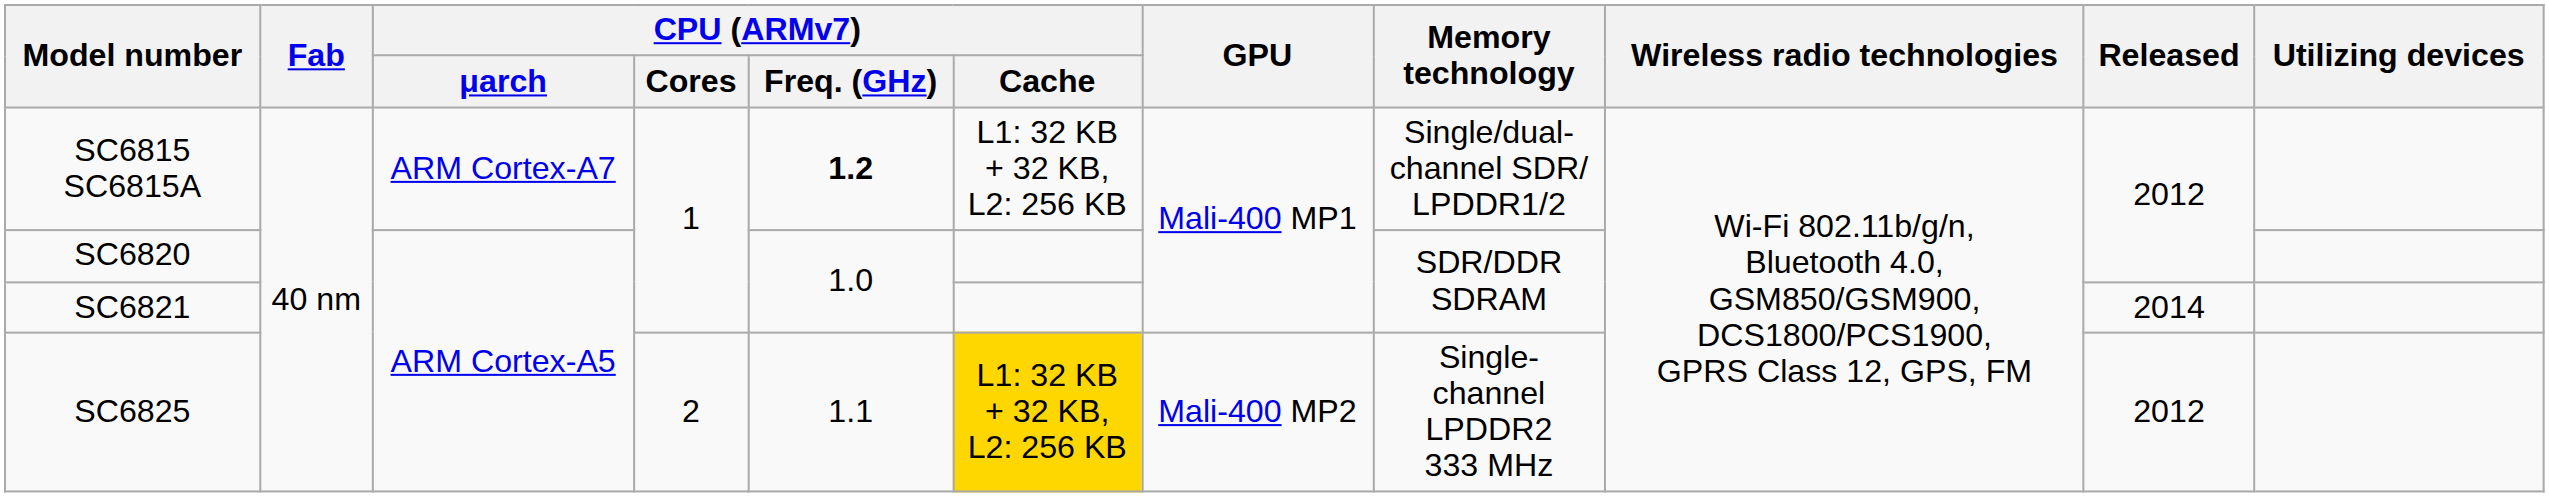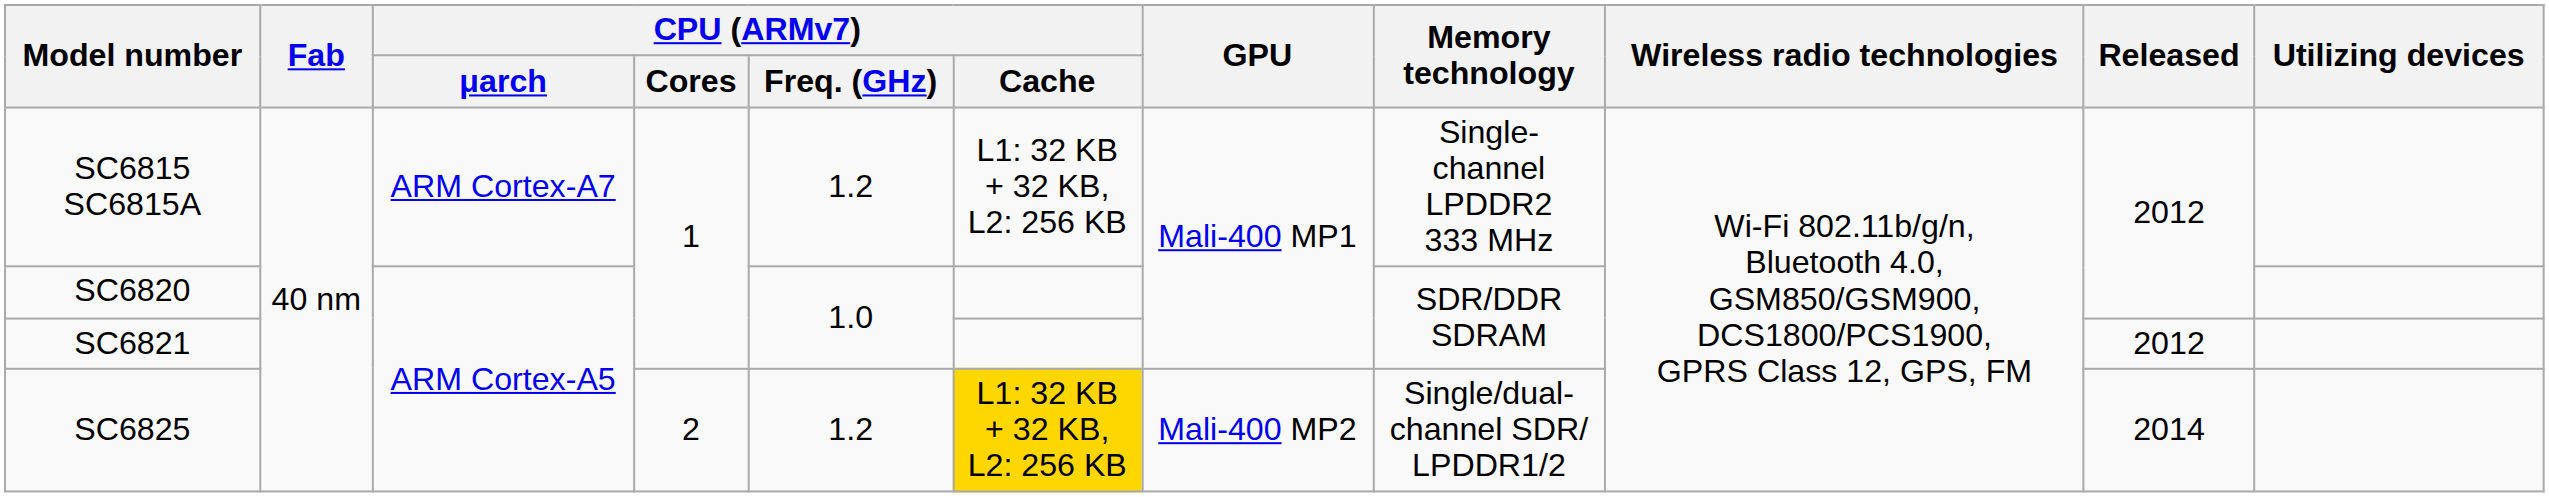(851, 168) bold -> (851, 186) normal
(1489, 168) Single/dual- channel SDR/ LPDDR1/2 -> (1489, 186) Single- channel LPDDR2 333 MHz
(2169, 306) 2014 -> (2169, 342) 2012
(851, 411) 1.1 -> (851, 429) 1.2
(1489, 411) Single- channel LPDDR2 333 MHz -> (1489, 429) Single/dual- channel SDR/ LPDDR1/2
(2169, 411) 2012 -> (2169, 429) 2014
